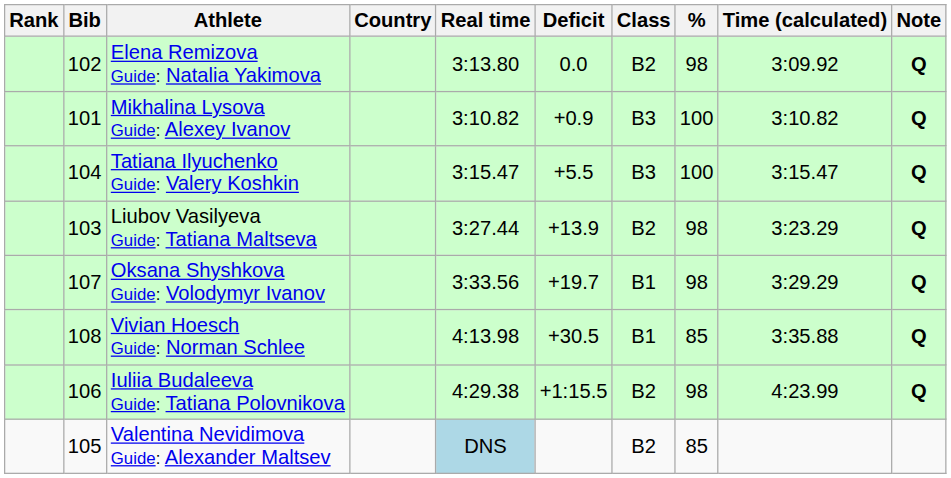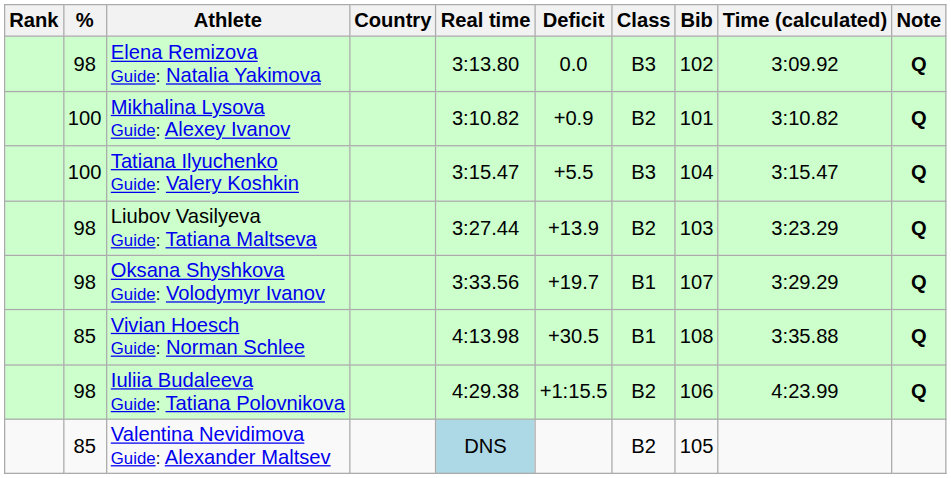columns swapped: (85, 20) <-> (697, 20)
(644, 63) B2 -> (644, 63) B3
(644, 118) B3 -> (644, 118) B2
